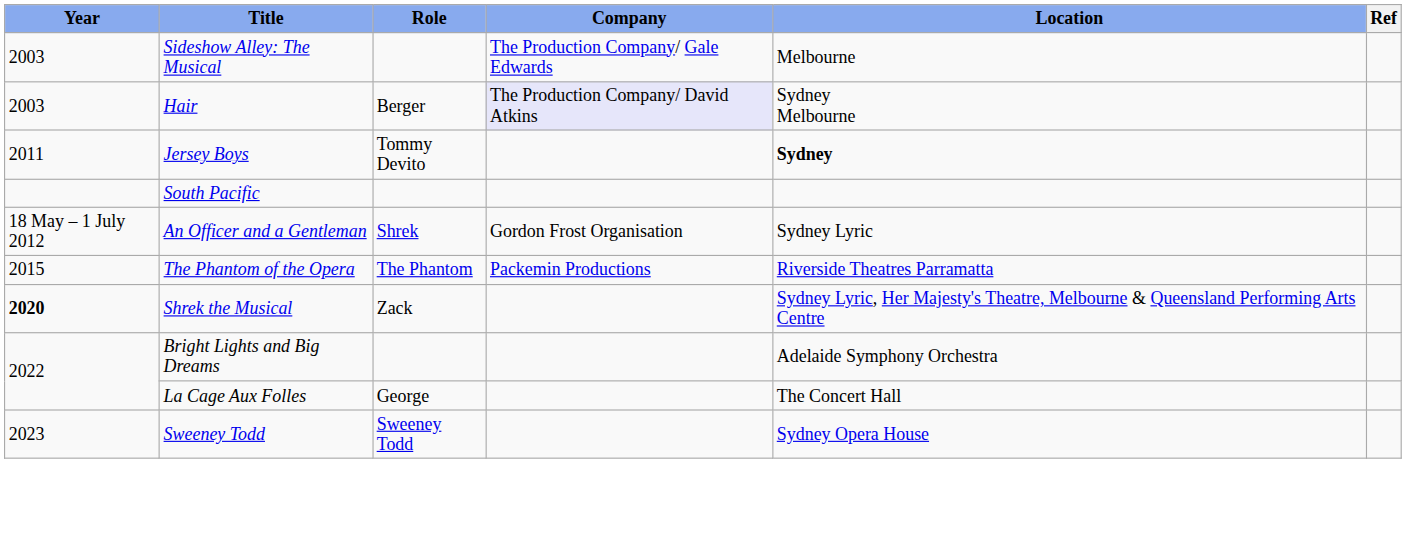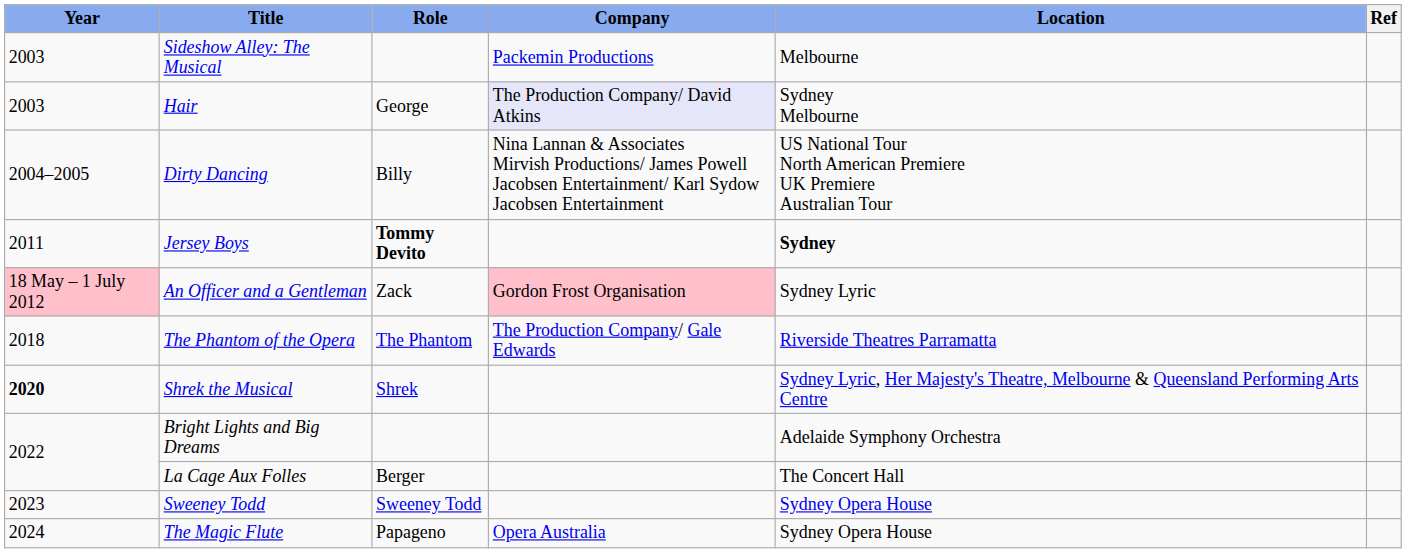(604, 57) The Production Company/ Gale Edwards -> (573, 57) Packemin Productions
(401, 105) Berger -> (402, 105) George
+ row: (216, 174)
(404, 154) normal -> (405, 243) bold
- row: (212, 192)
(67, 231) no background -> (67, 291) pink background
(398, 231) Shrek -> (394, 291) Zack
(586, 231) no background -> (589, 291) pink background
(27, 269) 2015 -> (27, 340) 2018
(570, 269) Packemin Productions -> (607, 340) The Production Company/ Gale Edwards
(395, 308) Zack -> (397, 389) Shrek
(403, 395) George -> (400, 476) Berger
+ row: (223, 532)
